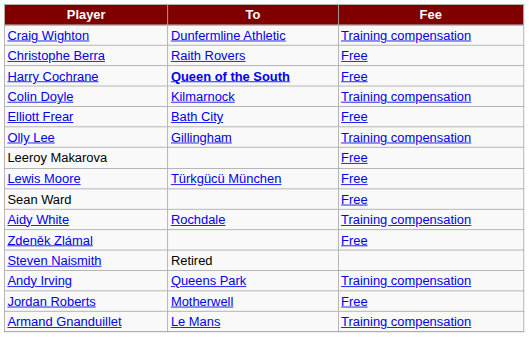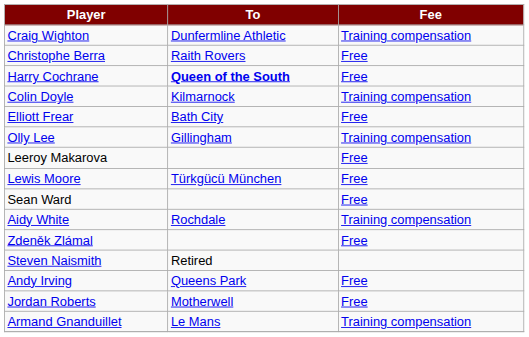(406, 281) Training compensation -> (354, 281) Free
